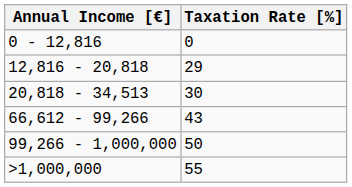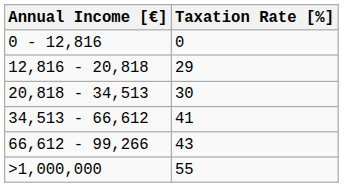+ row: (79, 119)
- row: (93, 144)
